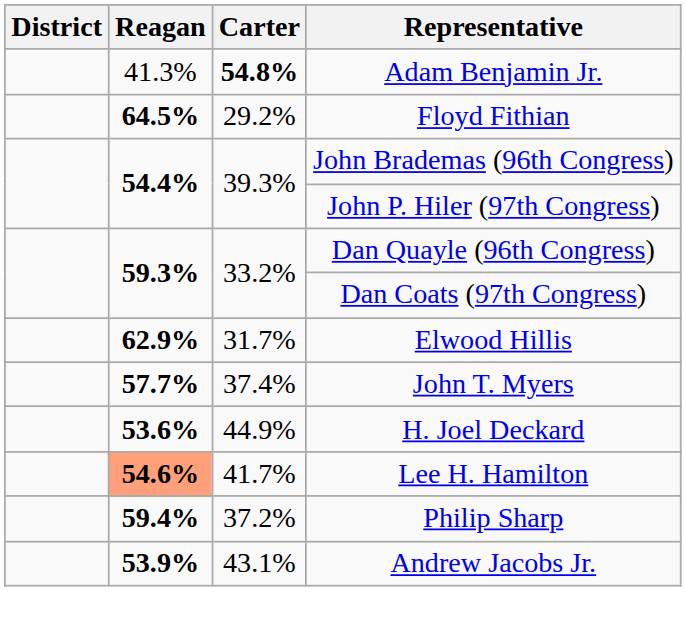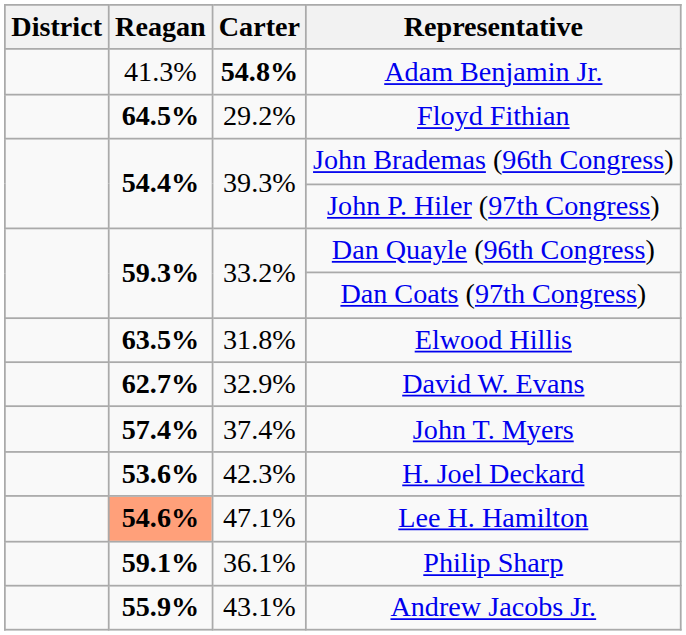(160, 339) 62.9% -> (160, 339) 63.5%
(259, 339) 31.7% -> (259, 339) 31.8%
+ row: (493, 384)
(160, 384) 57.7% -> (160, 428) 57.4%
(259, 428) 44.9% -> (259, 473) 42.3%
(259, 473) 41.7% -> (259, 518) 47.1%
(160, 518) 59.4% -> (160, 562) 59.1%
(259, 518) 37.2% -> (259, 562) 36.1%
(160, 562) 53.9% -> (160, 607) 55.9%
